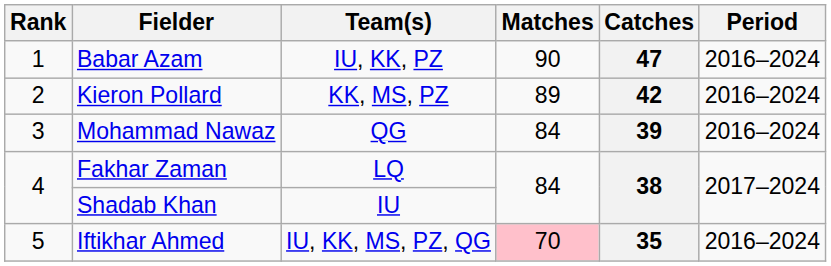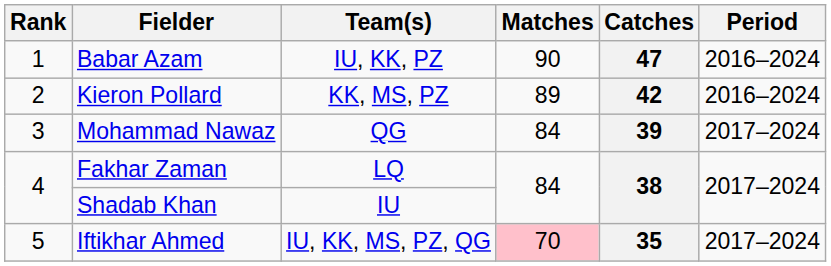(762, 132) 2016–2024 -> (762, 132) 2017–2024
(762, 242) 2016–2024 -> (762, 242) 2017–2024
